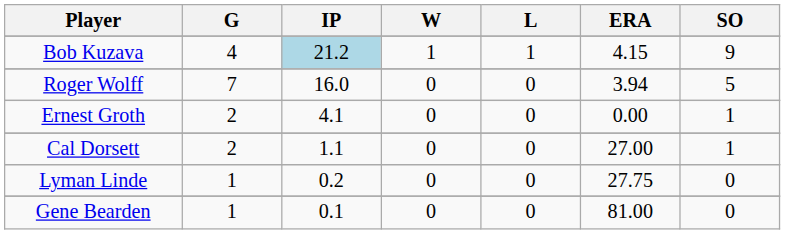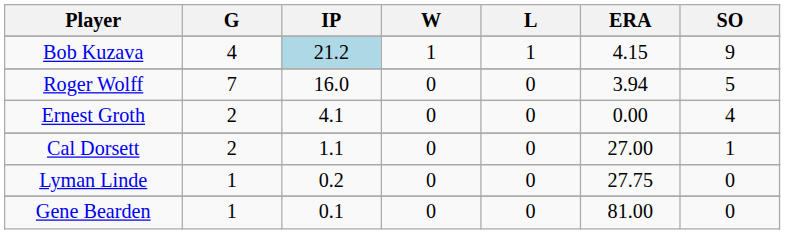(730, 116) 1 -> (730, 116) 4
